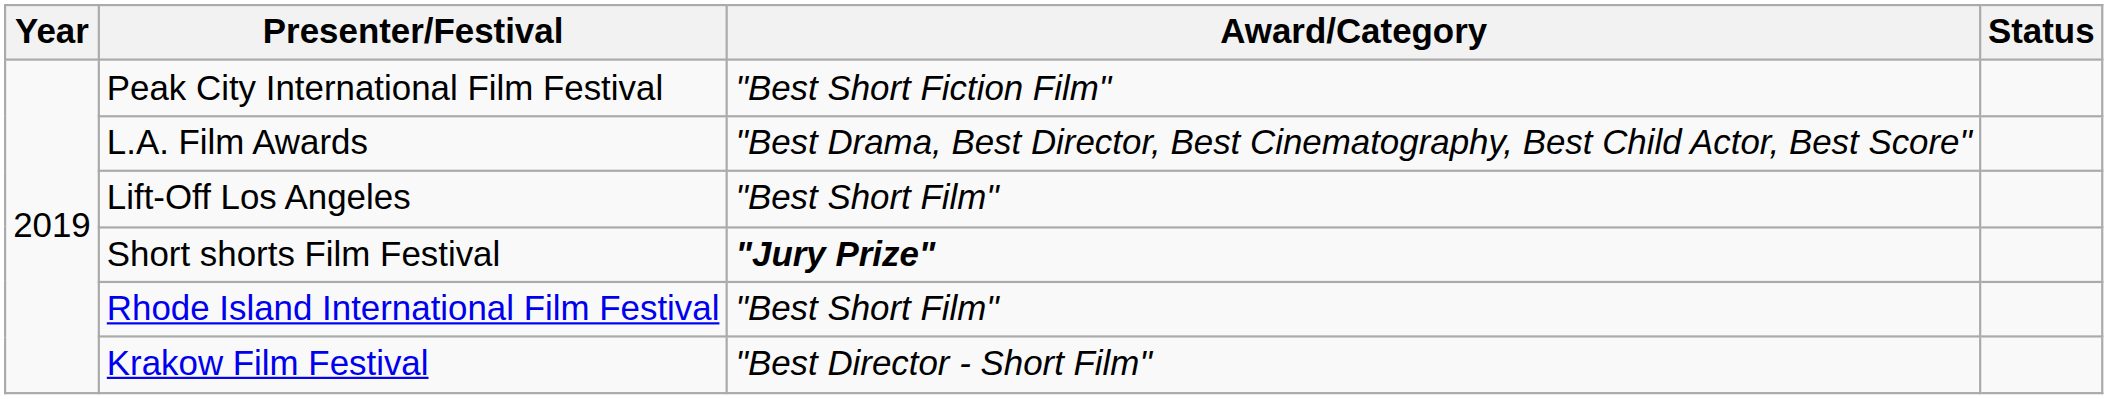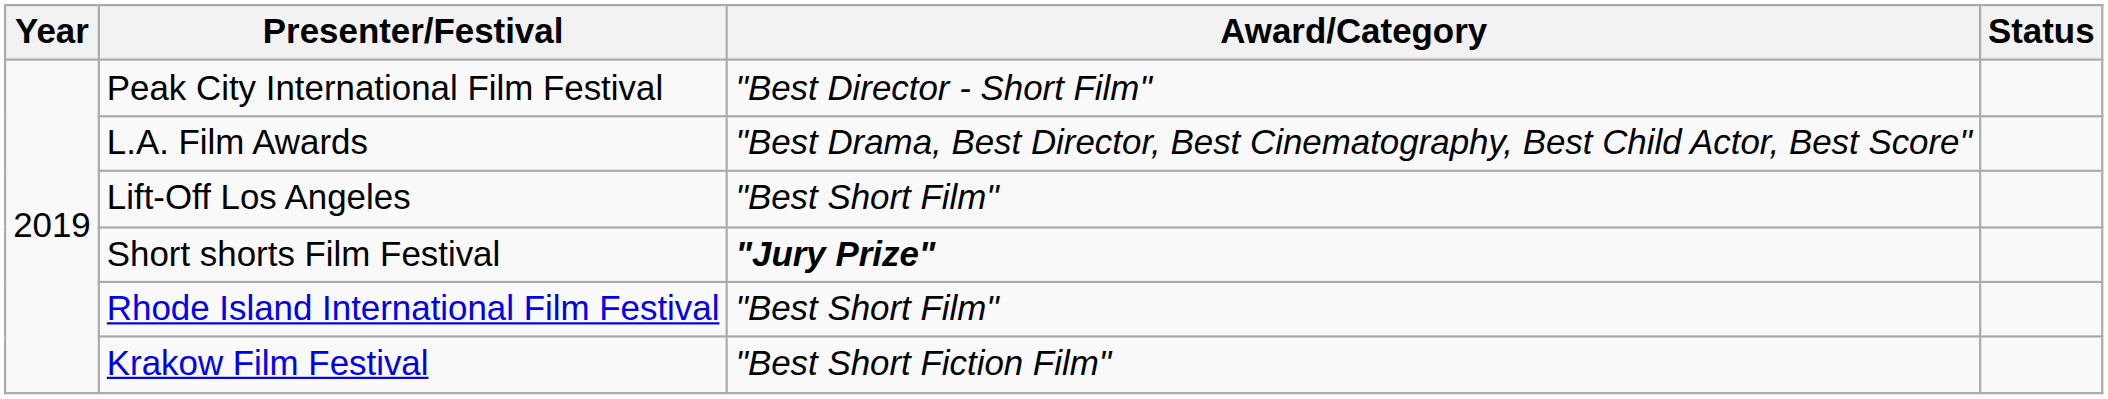(923, 87) "Best Short Fiction Film" -> (944, 87) "Best Director - Short Film"
(944, 364) "Best Director - Short Film" -> (923, 364) "Best Short Fiction Film"
